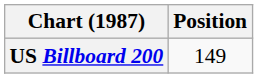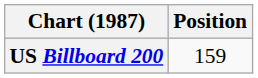(210, 55) 149 -> (210, 55) 159
